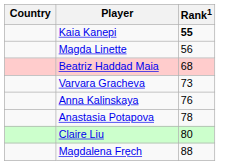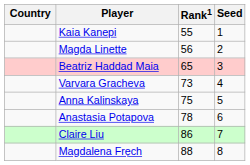+ column: (230, 14)
(187, 32) bold -> (187, 32) normal
(187, 66) 68 -> (187, 66) 65
(187, 100) 76 -> (187, 100) 75
(187, 134) 80 -> (187, 134) 86
